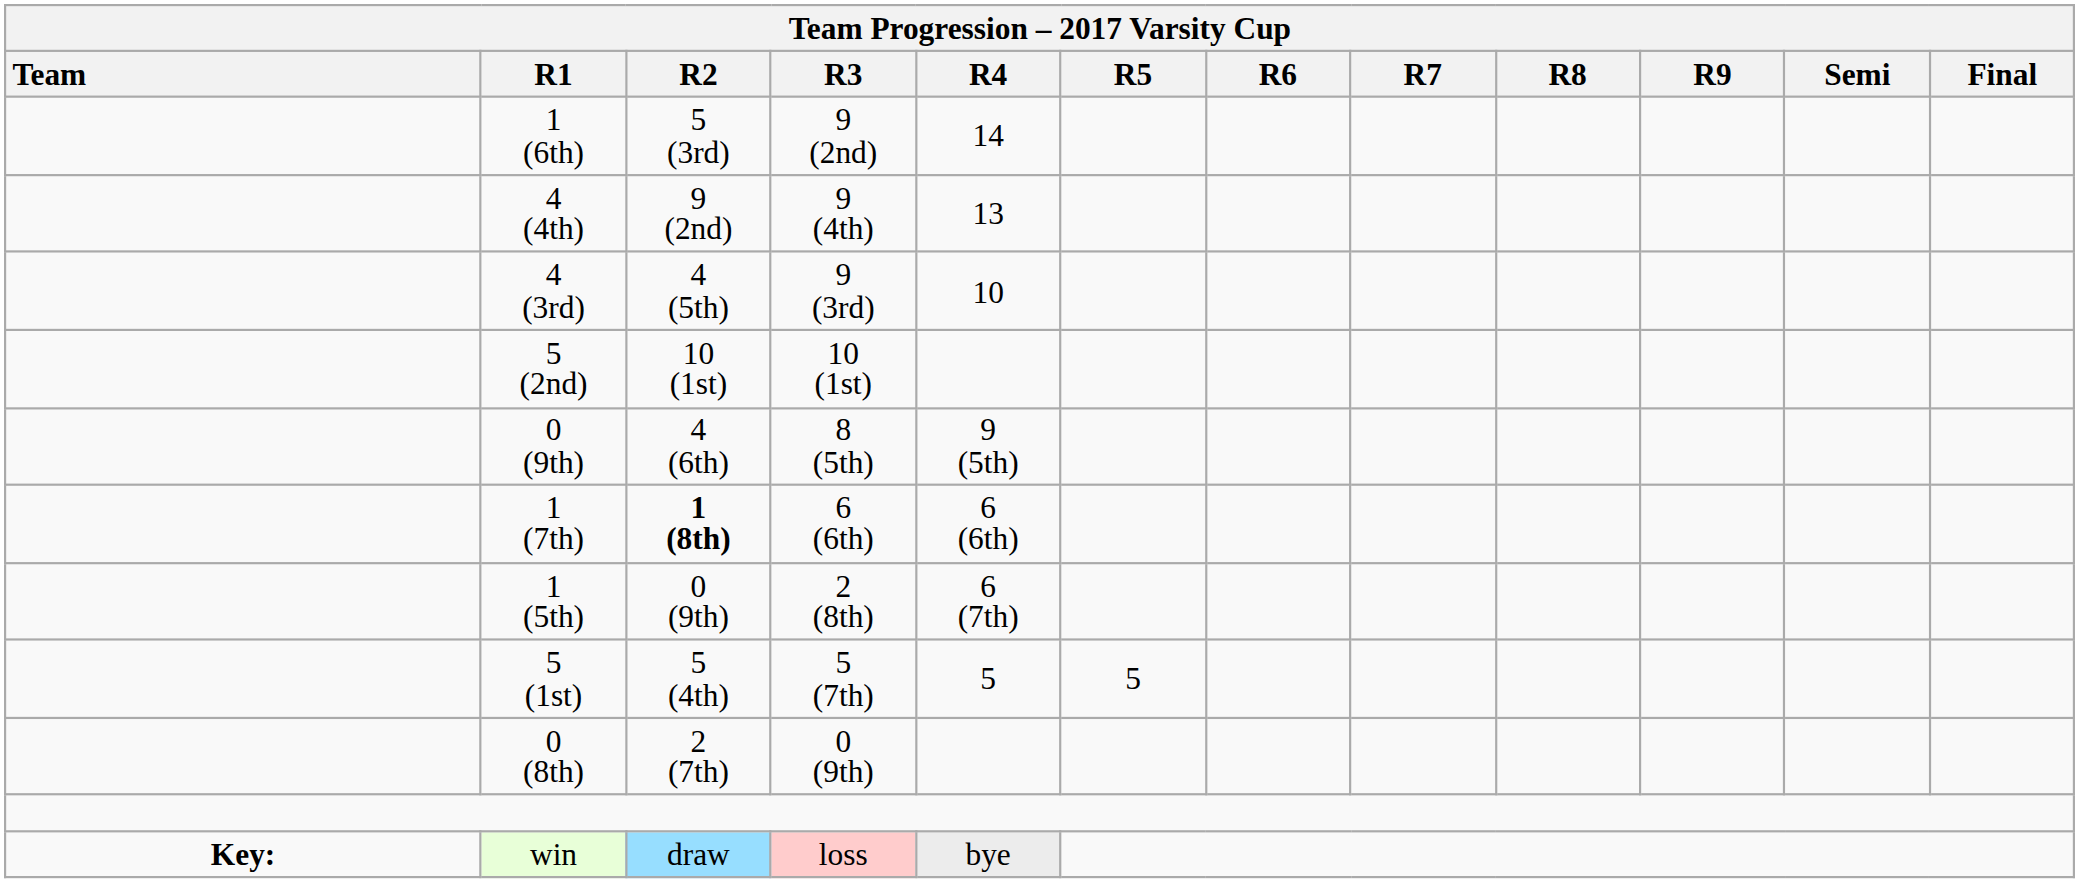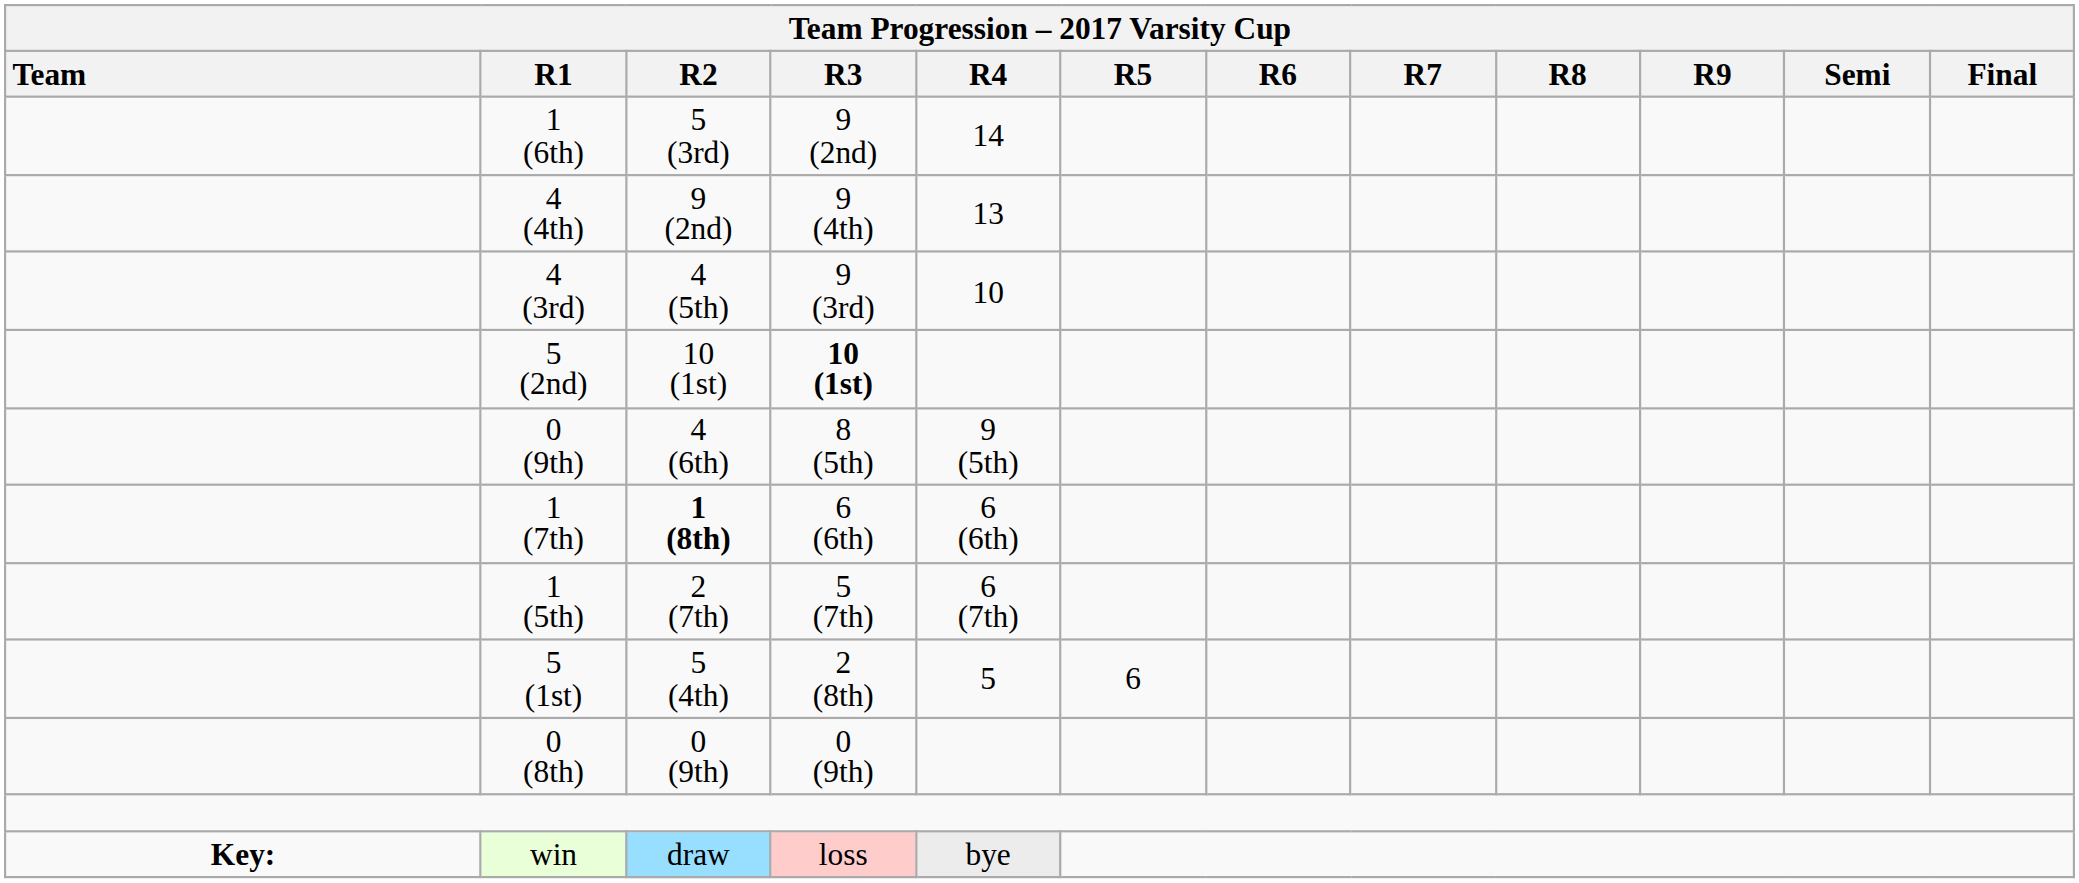(843, 369) normal -> (843, 369) bold
(698, 601) 0 (9th) -> (698, 601) 2 (7th)
(843, 601) 2 (8th) -> (843, 601) 5 (7th)
(843, 679) 5 (7th) -> (843, 679) 2 (8th)
(1133, 679) 5 -> (1133, 679) 6
(698, 756) 2 (7th) -> (698, 756) 0 (9th)
